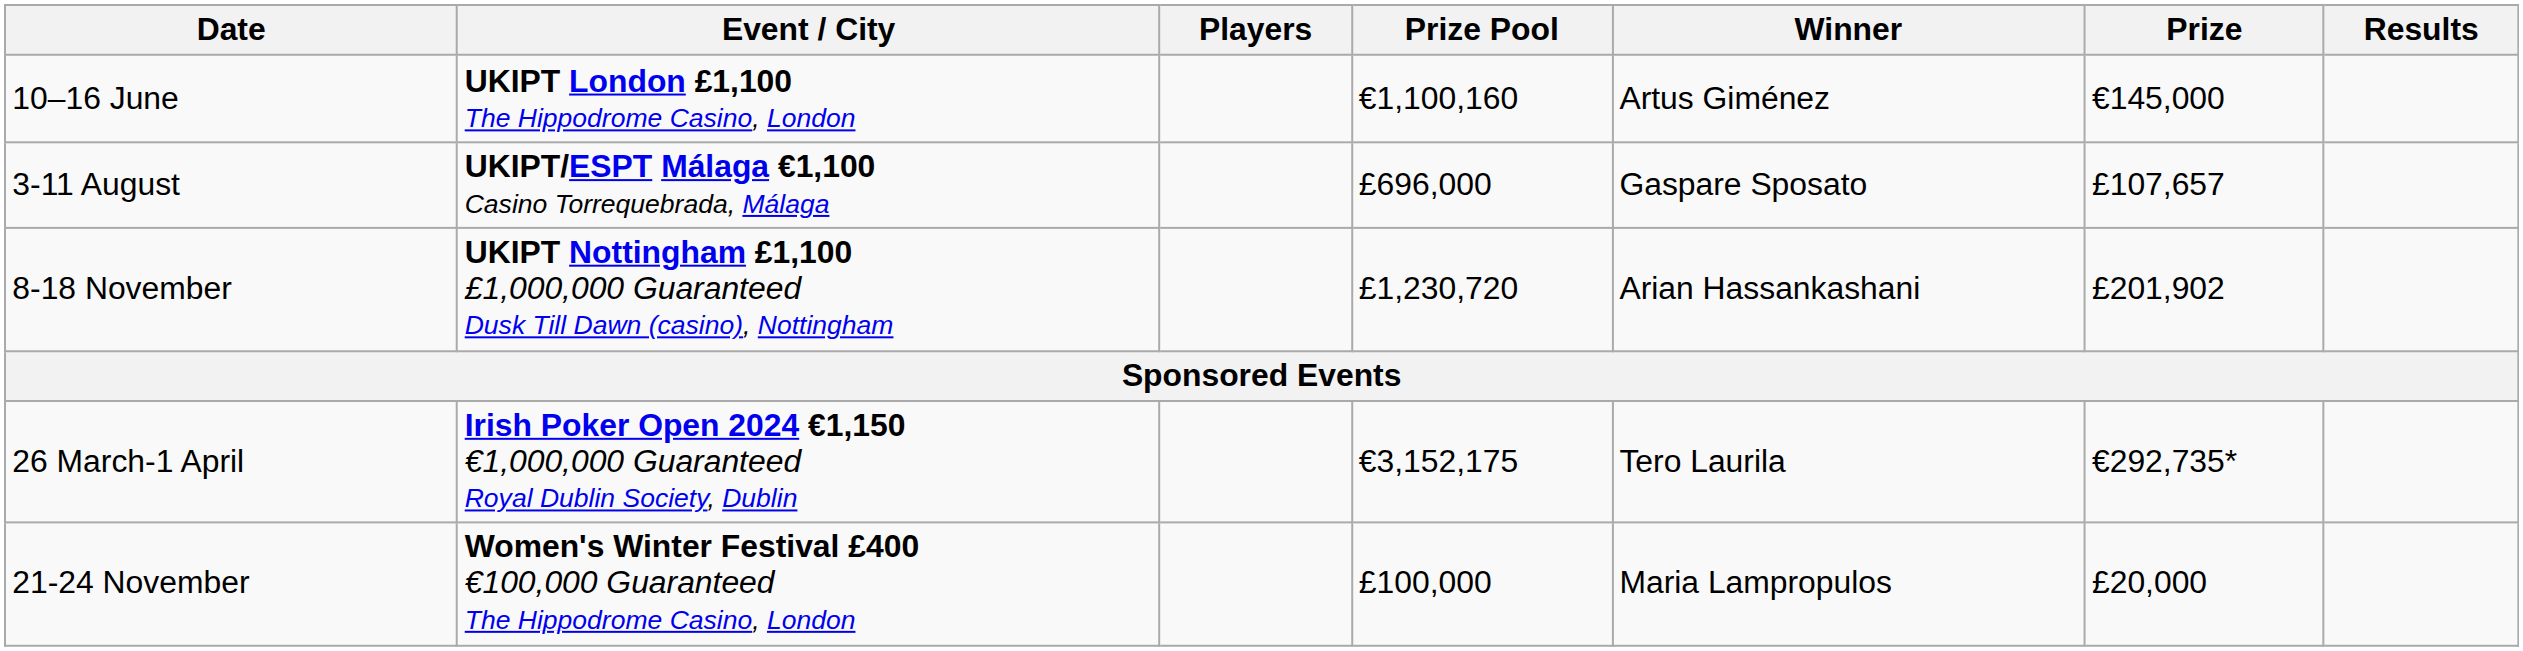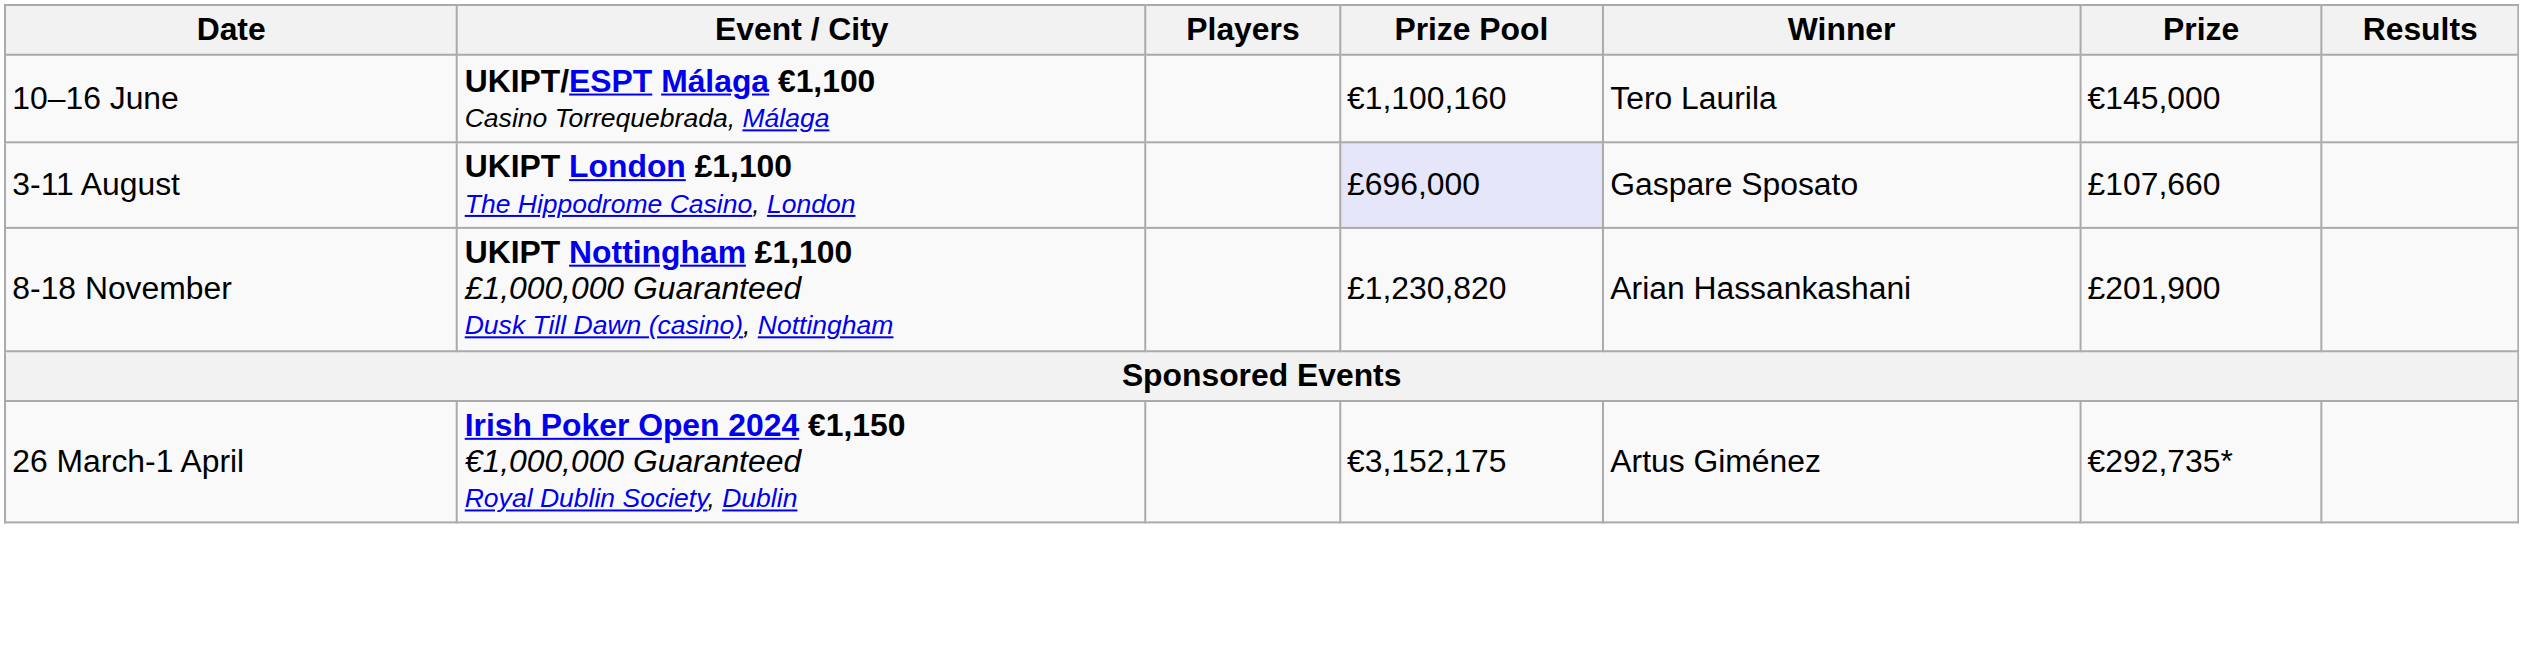(660, 98) UKIPT London £1,100 The Hippodrome Casino, London -> (670, 98) UKIPT/ESPT Málaga €1,100 Casino Torrequebrada, Málaga
(1725, 98) Artus Giménez -> (1693, 98) Tero Laurila
(670, 184) UKIPT/ESPT Málaga €1,100 Casino Torrequebrada, Málaga -> (660, 184) UKIPT London £1,100 The Hippodrome Casino, London
(1425, 184) no background -> (1413, 184) lavender background
(2158, 184) £107,657 -> (2154, 184) £107,660
(1438, 288) £1,230,720 -> (1427, 288) £1,230,820
(2158, 288) £201,902 -> (2154, 288) £201,900
(1703, 461) Tero Laurila -> (1716, 461) Artus Giménez
- row: (131, 583)
